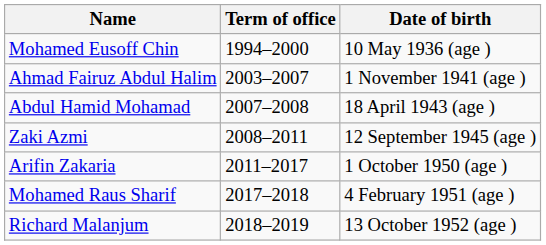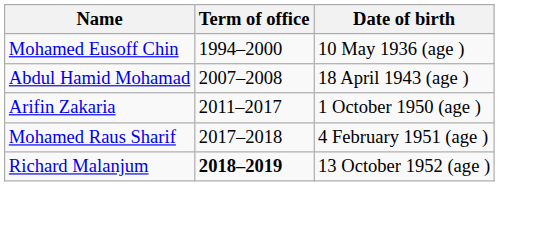- row: (113, 78)
- row: (48, 136)
(267, 225) normal -> (241, 166) bold
